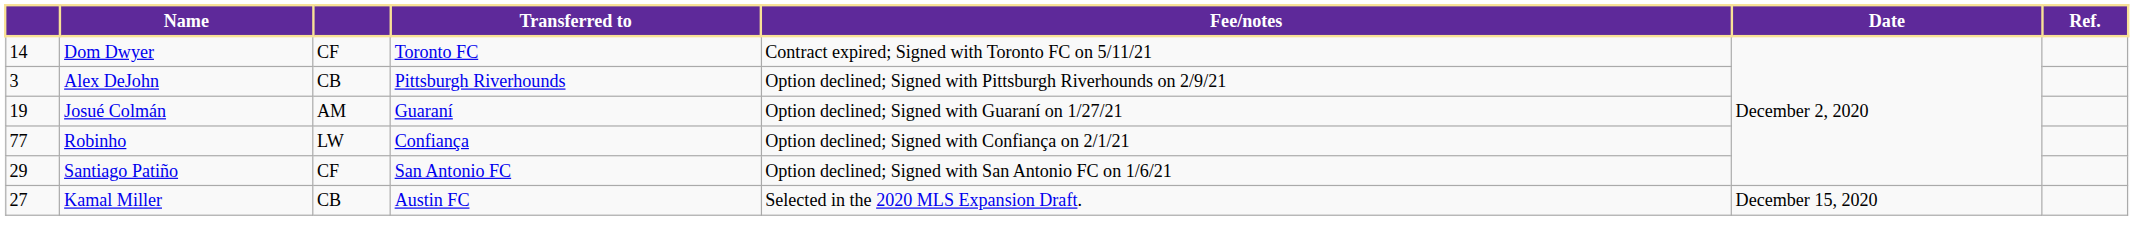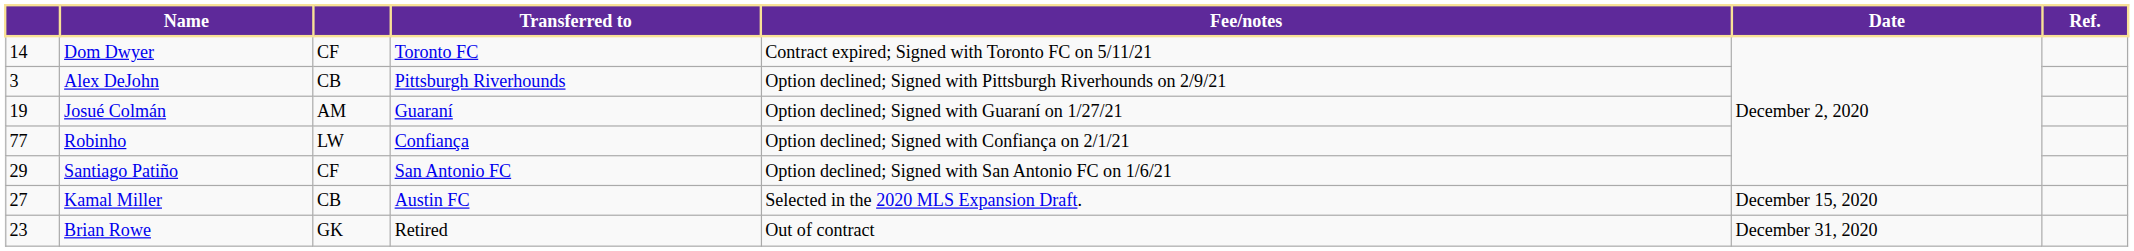+ row: (108, 230)
